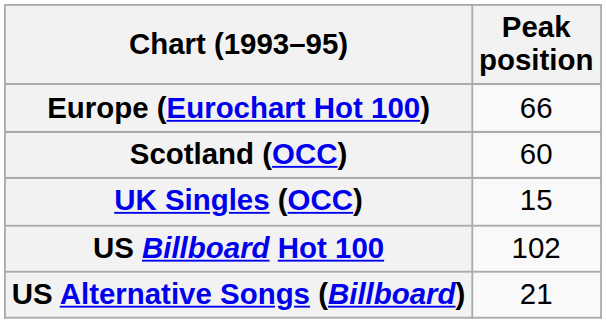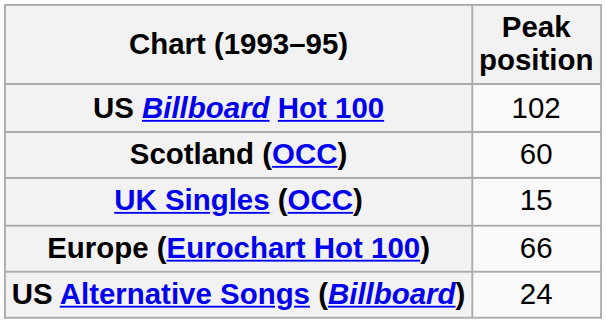rows swapped: (239, 107) <-> (239, 247)
(536, 294) 21 -> (536, 294) 24
